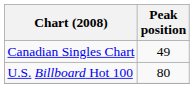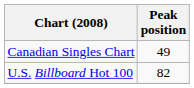(163, 72) 80 -> (163, 72) 82
